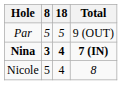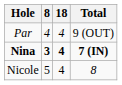(47, 32) 5 -> (47, 32) 4
(61, 32) 5 -> (61, 32) 4
